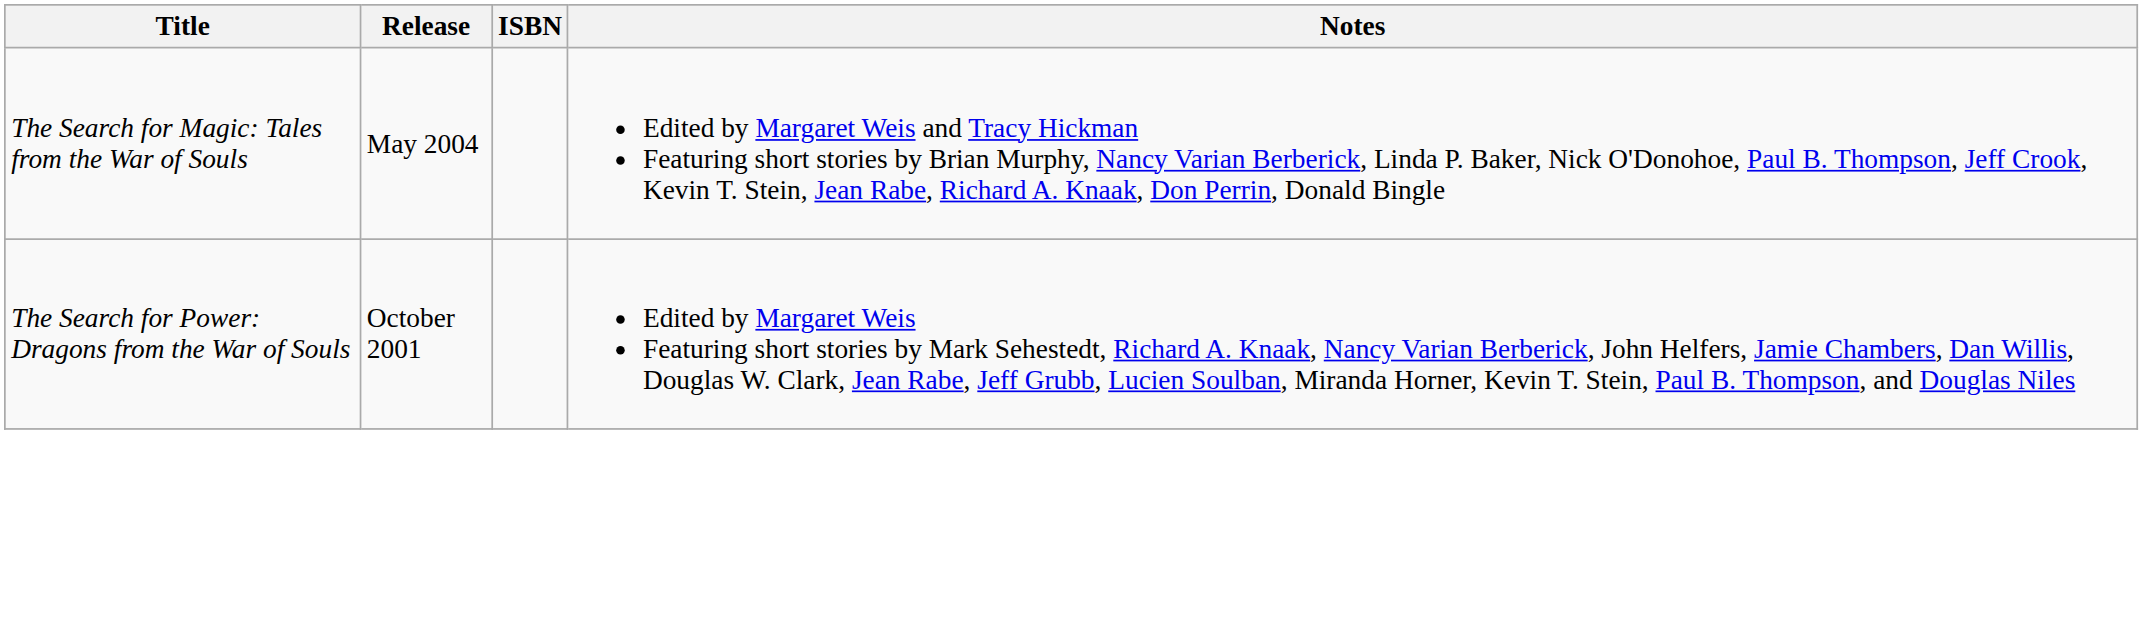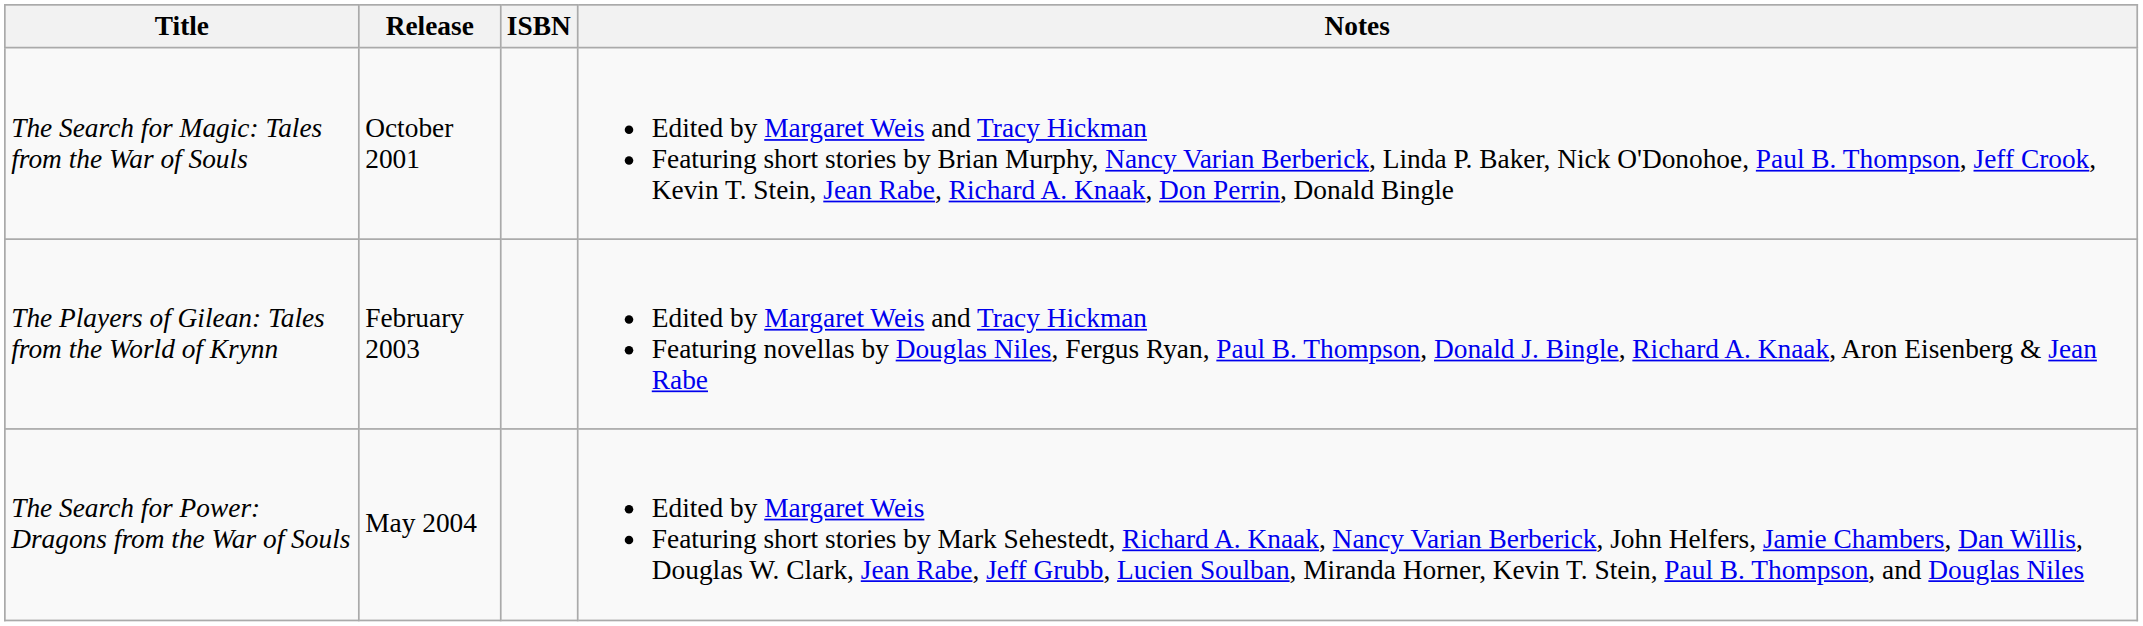(423, 143) May 2004 -> (409, 143) October 2001
+ row: (168, 333)
(411, 333) October 2001 -> (421, 524) May 2004
